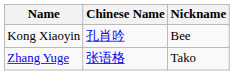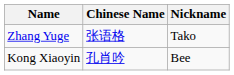rows swapped: (44, 36) <-> (38, 58)
